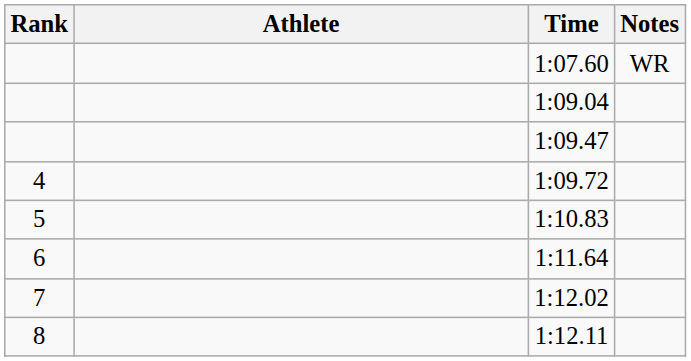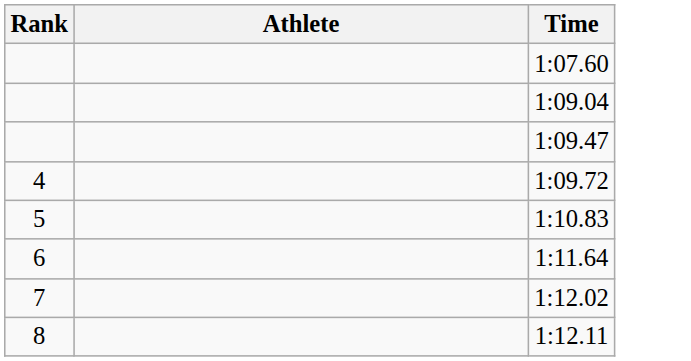- column: (650, 24)
